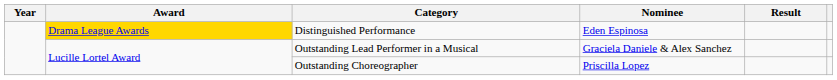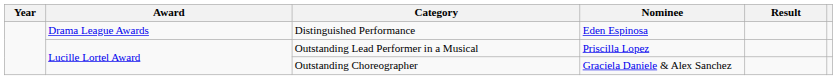(99, 30) gold background -> (99, 30) no background
(657, 48) Graciela Daniele & Alex Sanchez -> (616, 48) Priscilla Lopez
(616, 65) Priscilla Lopez -> (657, 65) Graciela Daniele & Alex Sanchez
